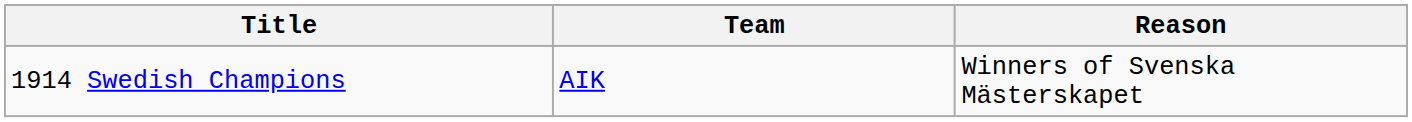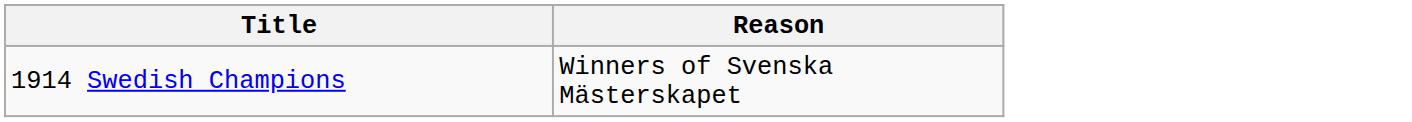- column: (754, 26)
